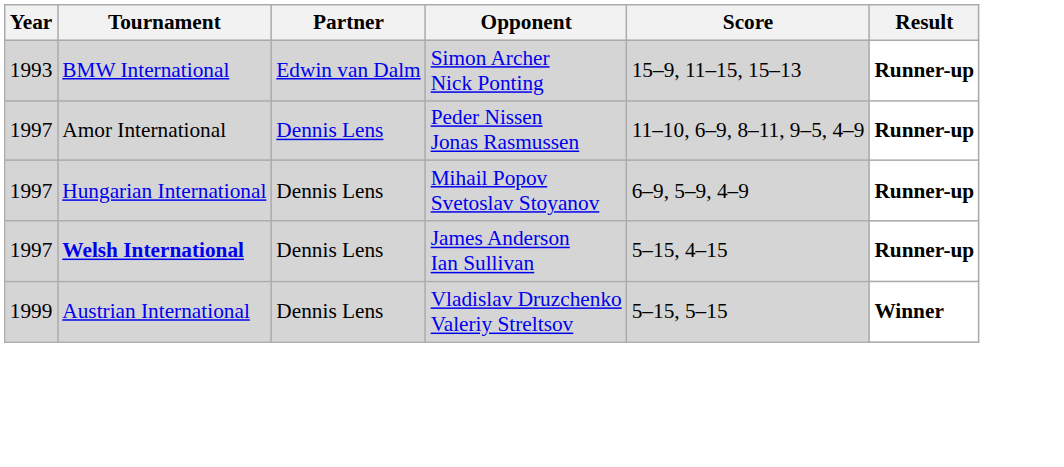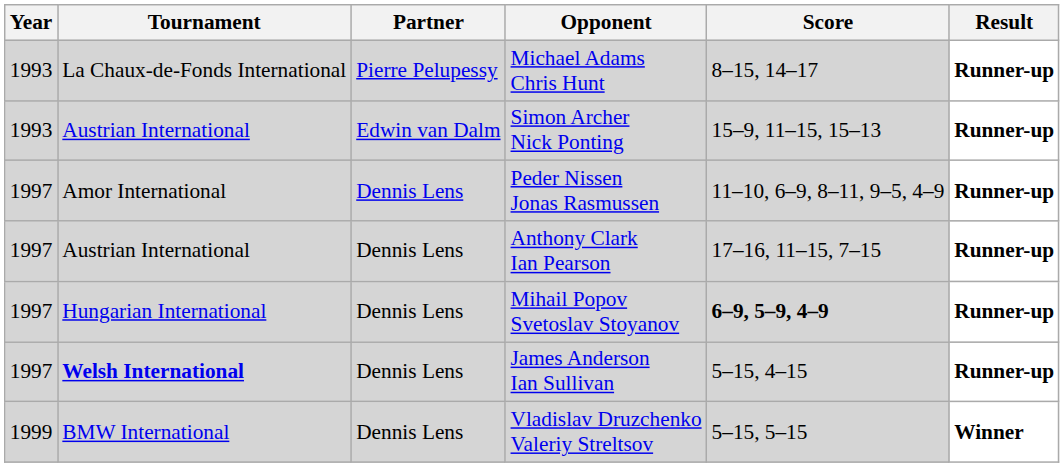+ row: (578, 70)
(146, 70) BMW International -> (156, 130) Austrian International
+ row: (574, 251)
(690, 190) normal -> (770, 311) bold
(156, 311) Austrian International -> (146, 432) BMW International
